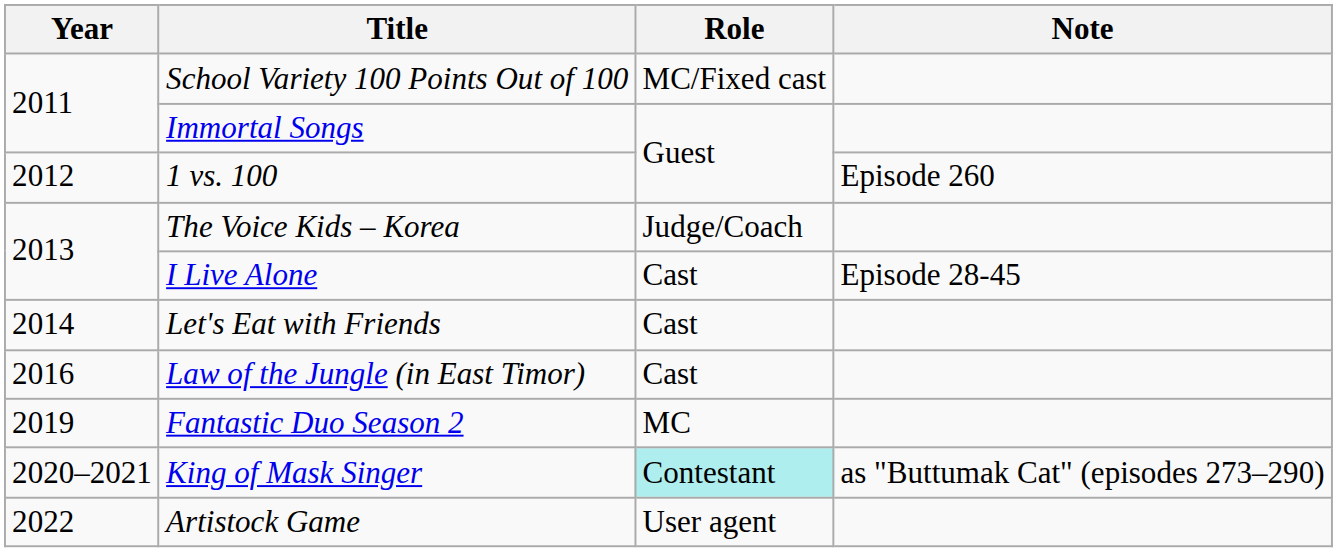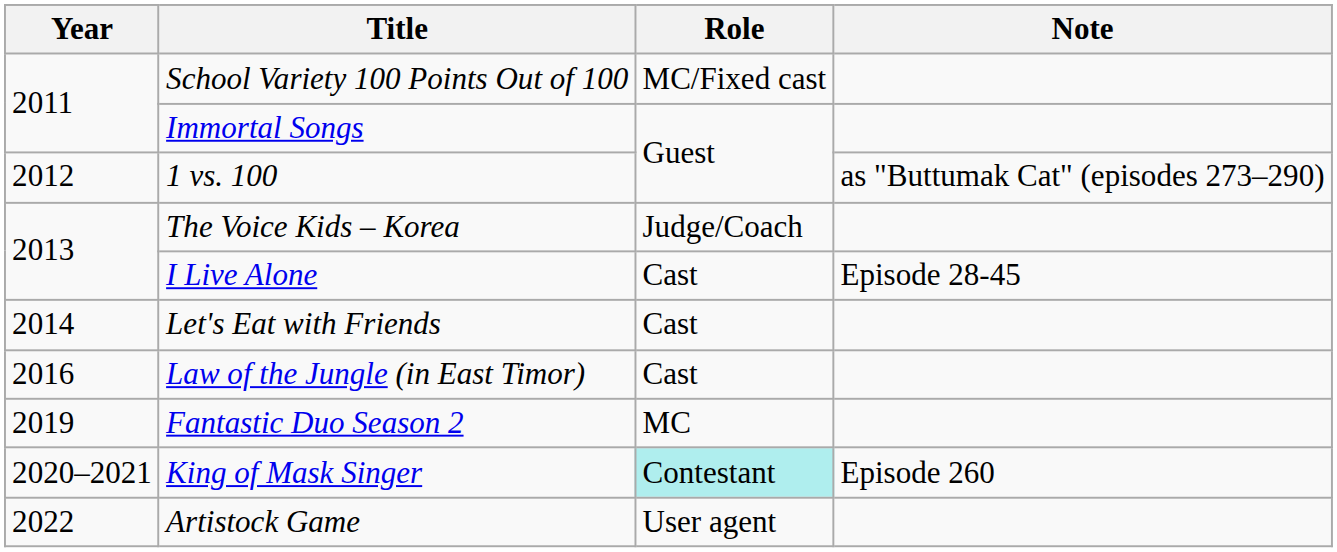(918, 176) Episode 260 -> (1083, 176) as "Buttumak Cat" (episodes 273–290)
(1083, 472) as "Buttumak Cat" (episodes 273–290) -> (918, 472) Episode 260
